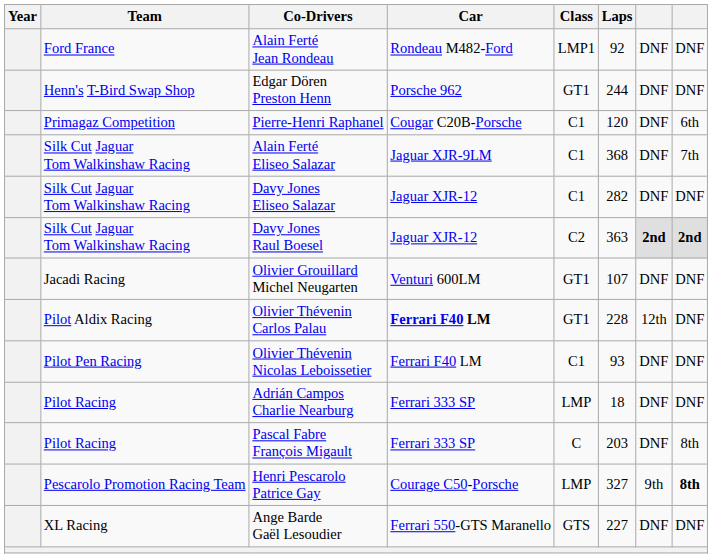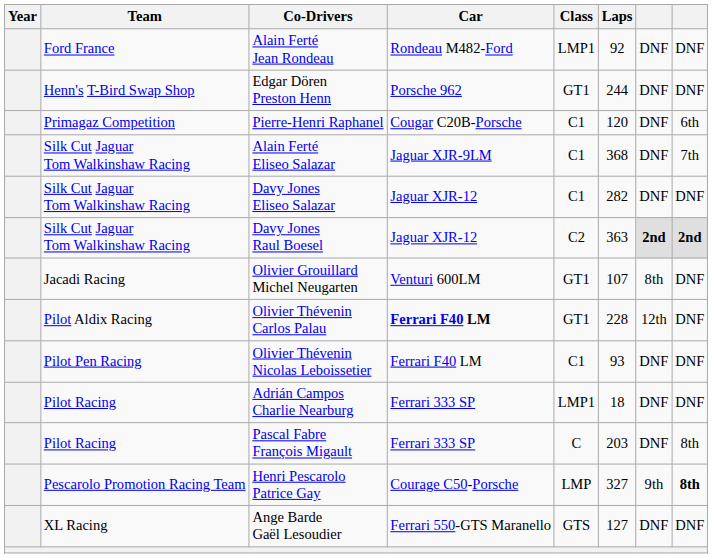(654, 279) DNF -> (654, 279) 8th
(576, 402) LMP -> (576, 402) LMP1
(617, 526) 227 -> (617, 526) 127
